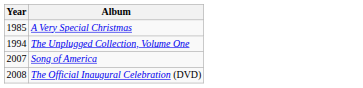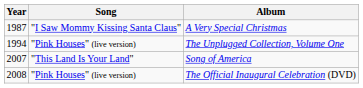+ column: (106, 12)
(17, 28) 1985 -> (17, 28) 1987
